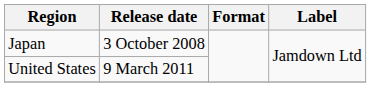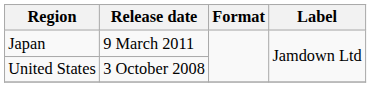(154, 43) 3 October 2008 -> (149, 43) 9 March 2011
(149, 69) 9 March 2011 -> (154, 69) 3 October 2008
